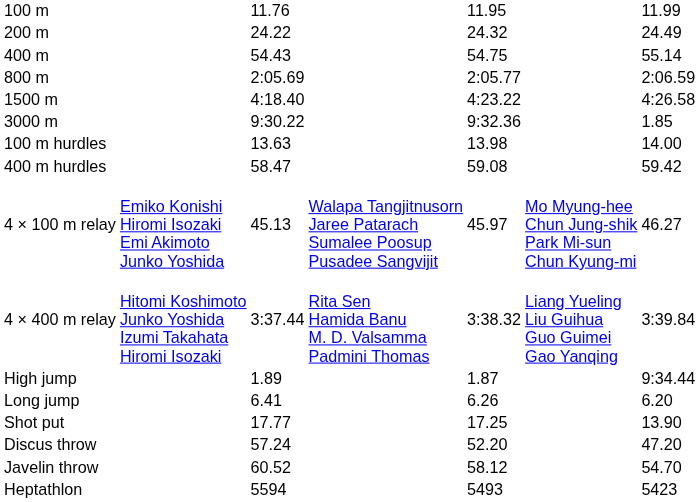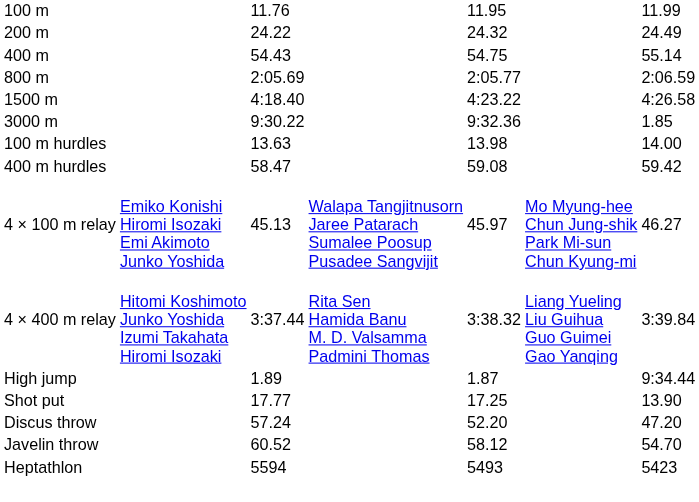- row: (42, 400)
